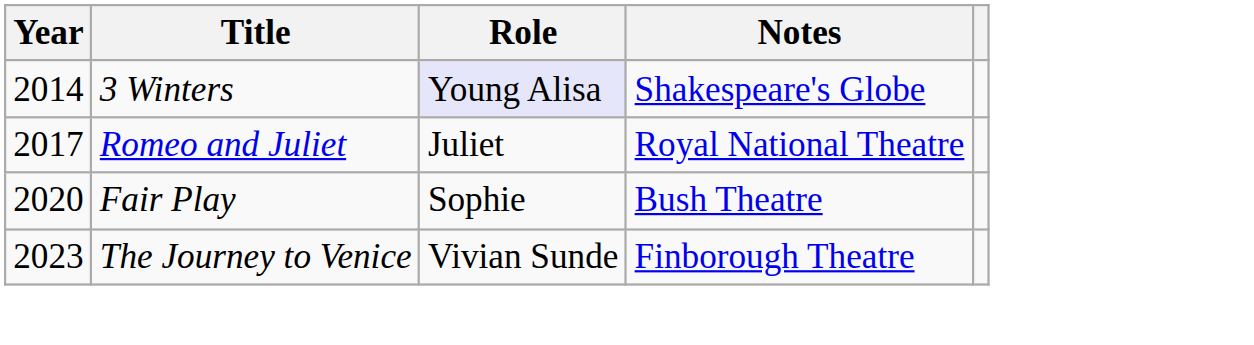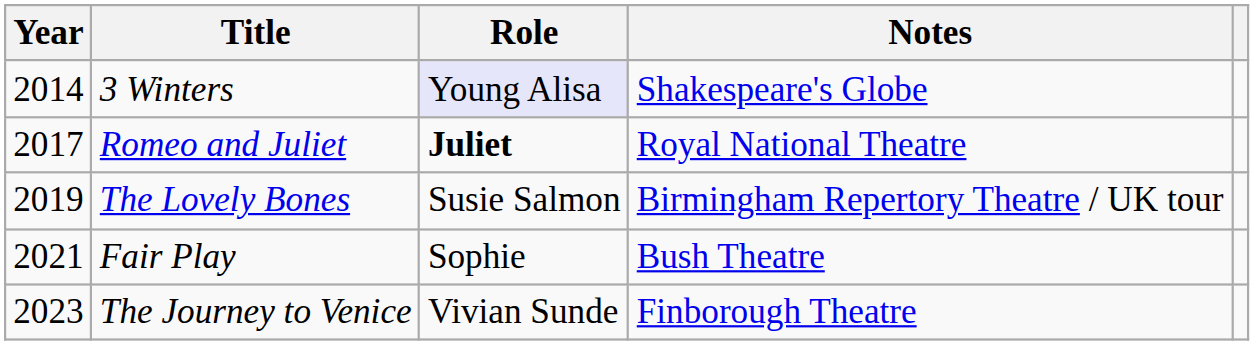(466, 144) normal -> (470, 144) bold
+ row: (225, 199)
(48, 199) 2020 -> (48, 255) 2021
